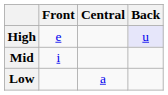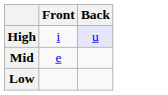- column: (103, 15)
(58, 36) e -> (58, 36) i
(58, 57) i -> (58, 57) e
